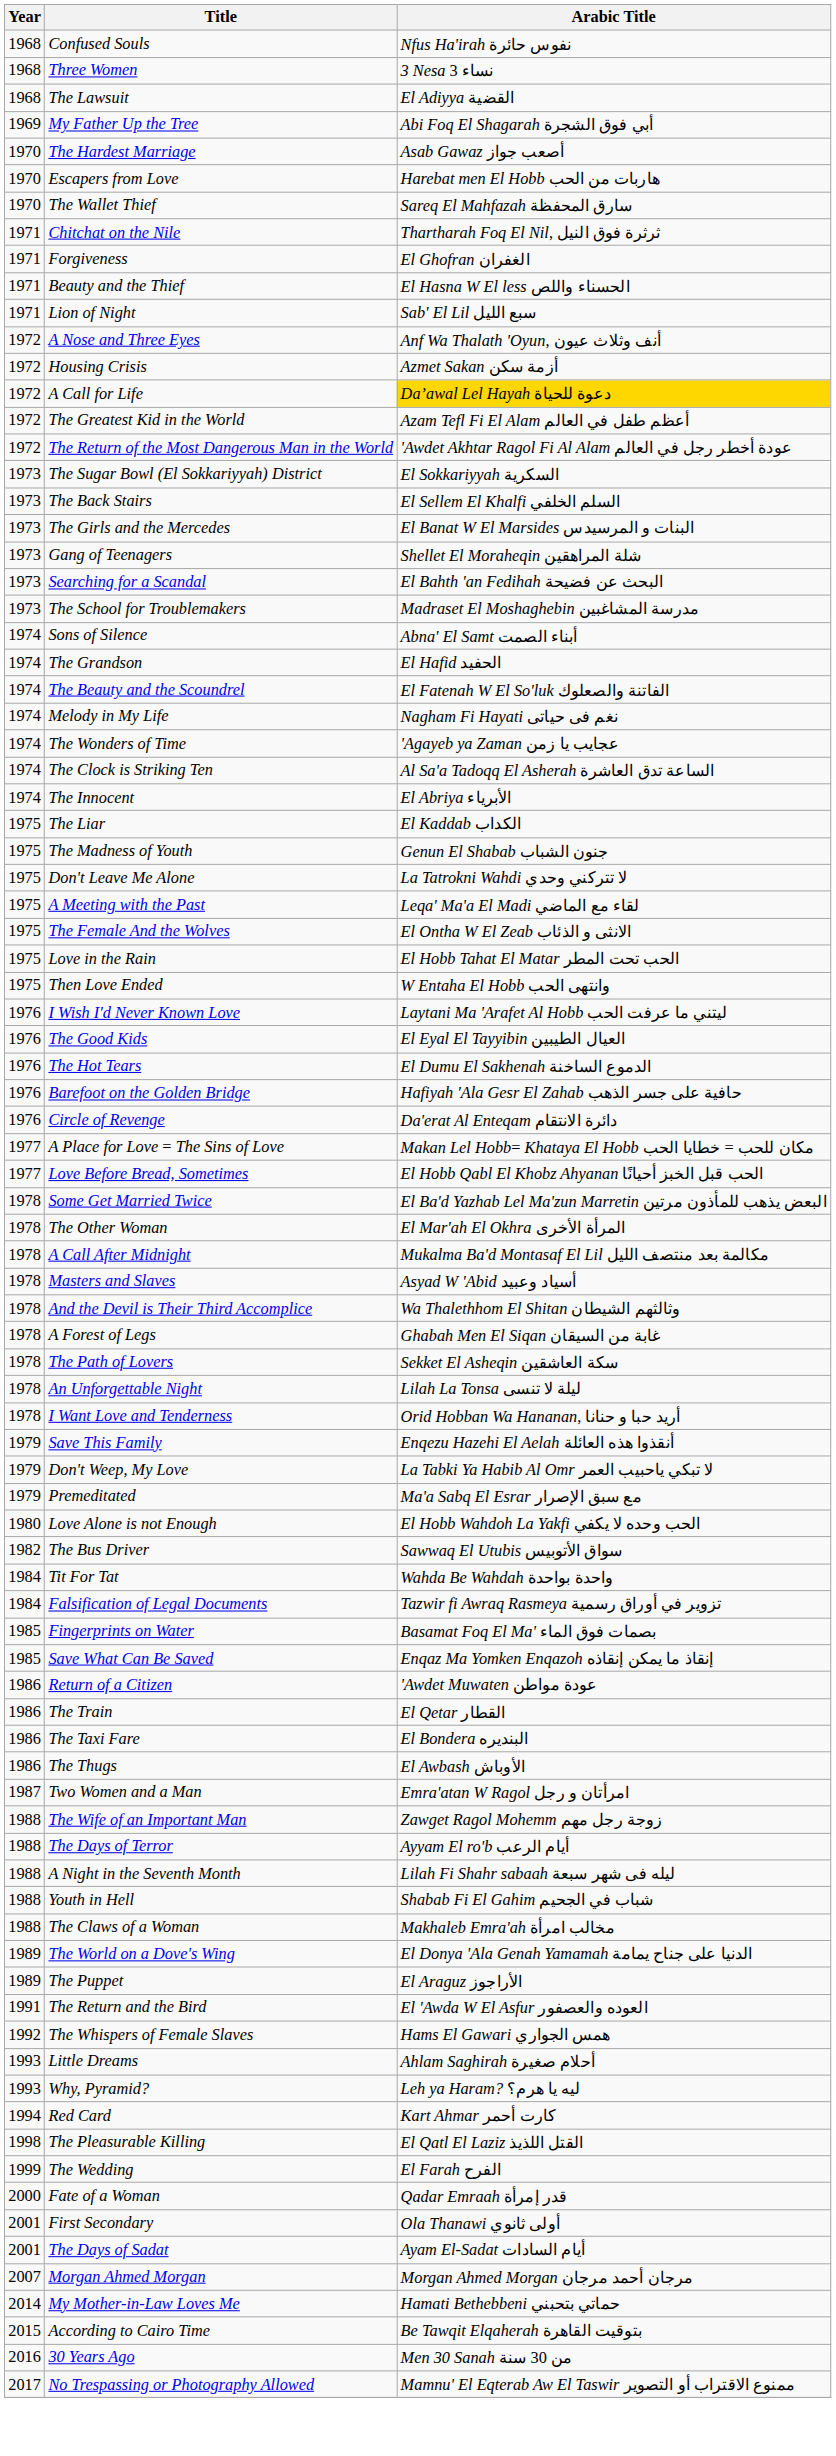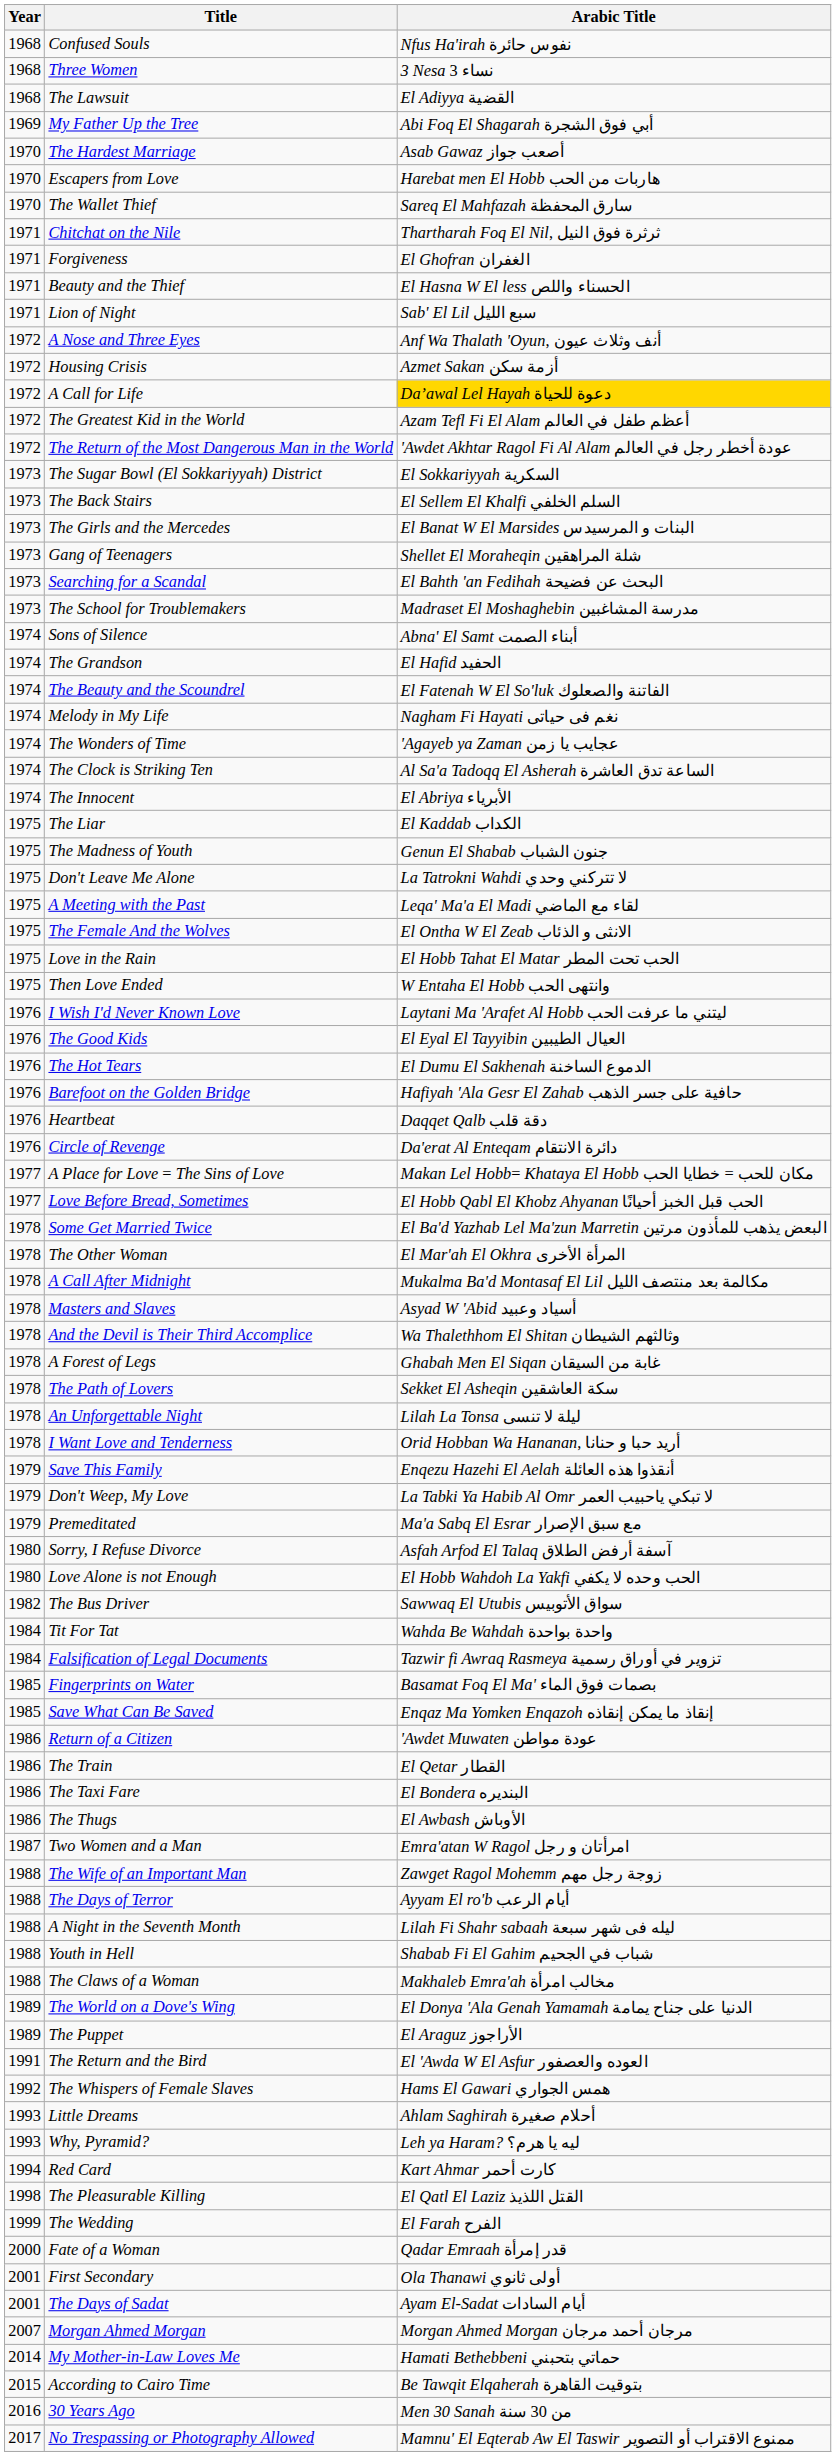+ row: (82, 1119)
+ row: (125, 1550)
